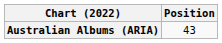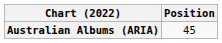(189, 30) 43 -> (189, 30) 45
